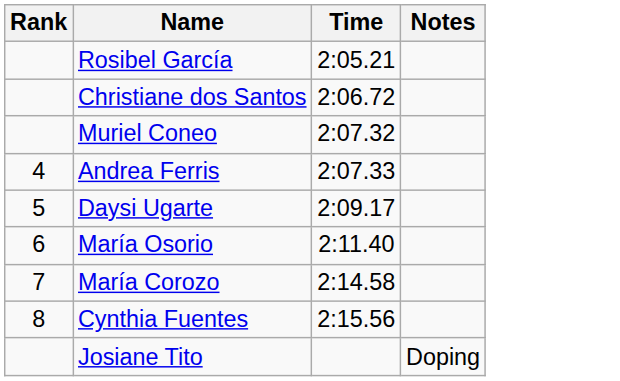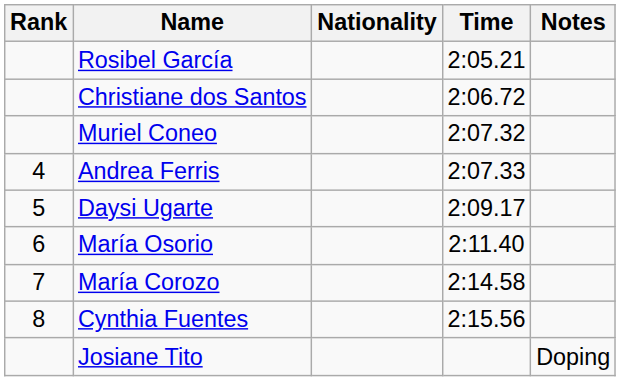+ column: (377, 23)
